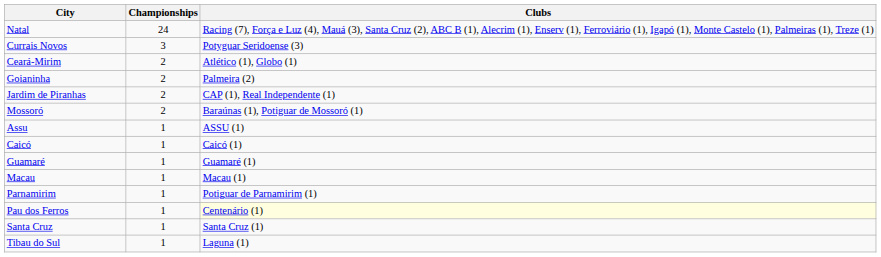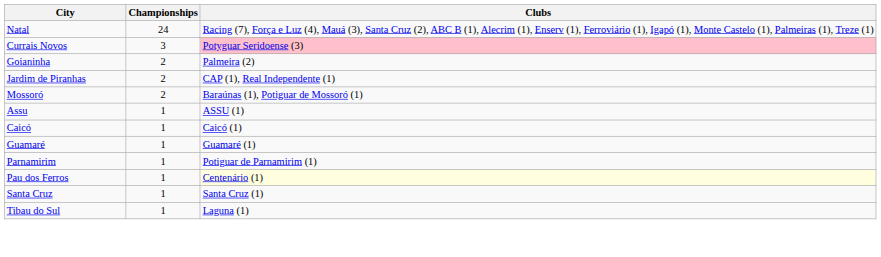(253, 45) no background -> (253, 45) pink background
- row: (34, 62)
- row: (21, 177)
